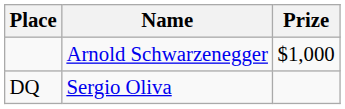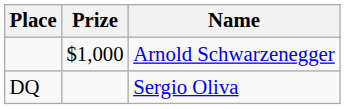columns swapped: (306, 20) <-> (167, 20)
